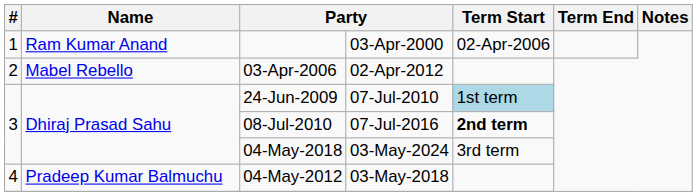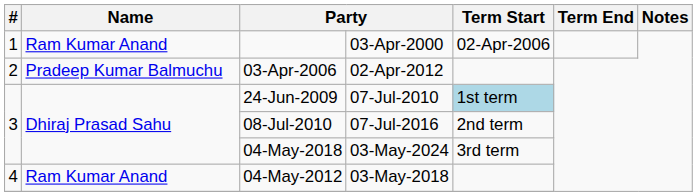(79, 71) Mabel Rebello -> (124, 71) Pradeep Kumar Balmuchu
(492, 124) bold -> (490, 124) normal
(124, 177) Pradeep Kumar Balmuchu -> (96, 177) Ram Kumar Anand
